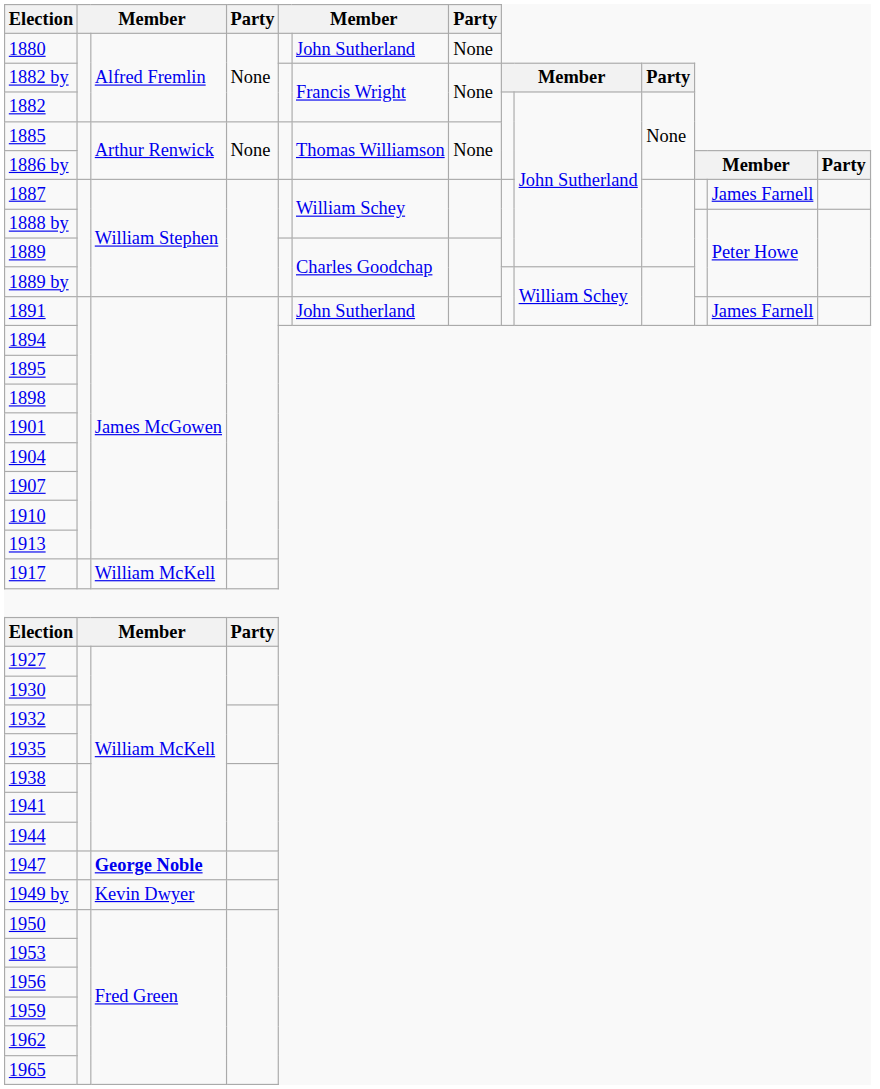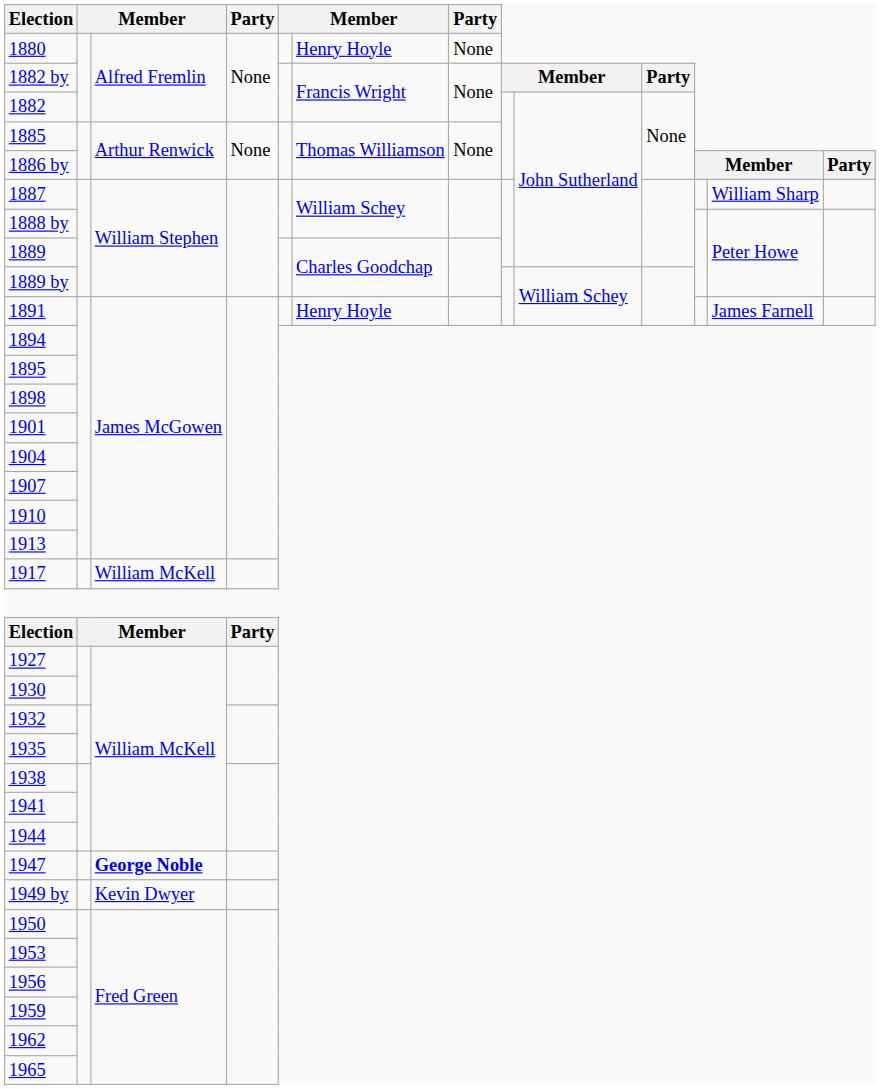(356, 48) John Sutherland -> (344, 48) Henry Hoyle
(763, 194) James Farnell -> (765, 194) William Sharp
(356, 310) John Sutherland -> (344, 310) Henry Hoyle
